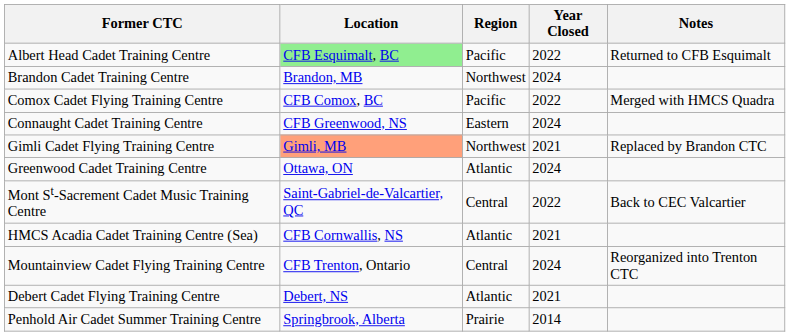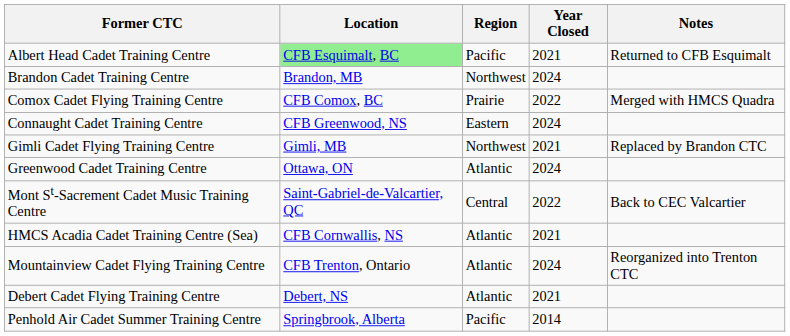(547, 54) 2022 -> (547, 54) 2021
(486, 100) Pacific -> (485, 100) Prairie
(315, 146) lightsalmon background -> (315, 146) no background
(487, 265) Central -> (489, 265) Atlantic
(485, 319) Prairie -> (486, 319) Pacific
